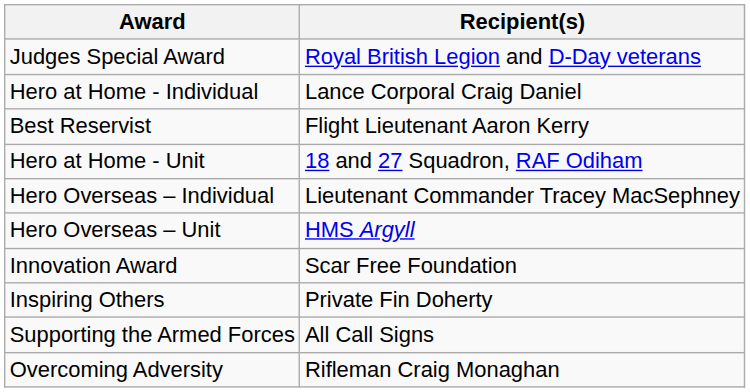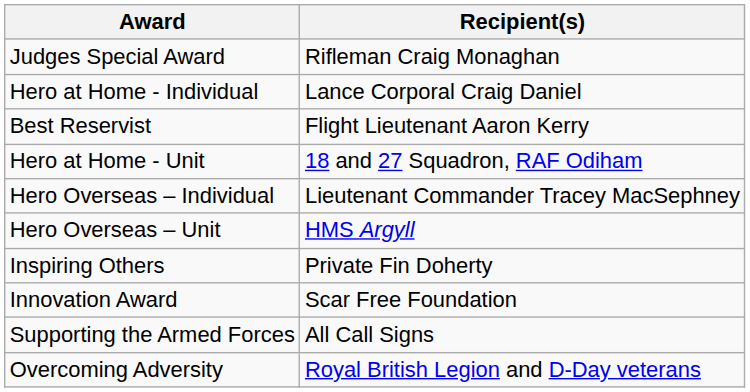(503, 56) Royal British Legion and D-Day veterans -> (432, 56) Rifleman Craig Monaghan
rows swapped: (87, 299) <-> (94, 265)
(432, 369) Rifleman Craig Monaghan -> (503, 369) Royal British Legion and D-Day veterans
